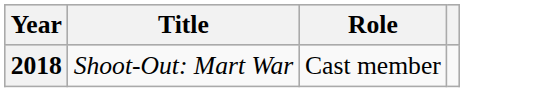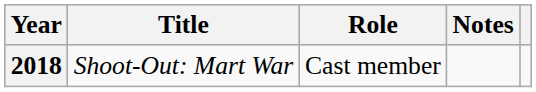+ column: (483, 24)
